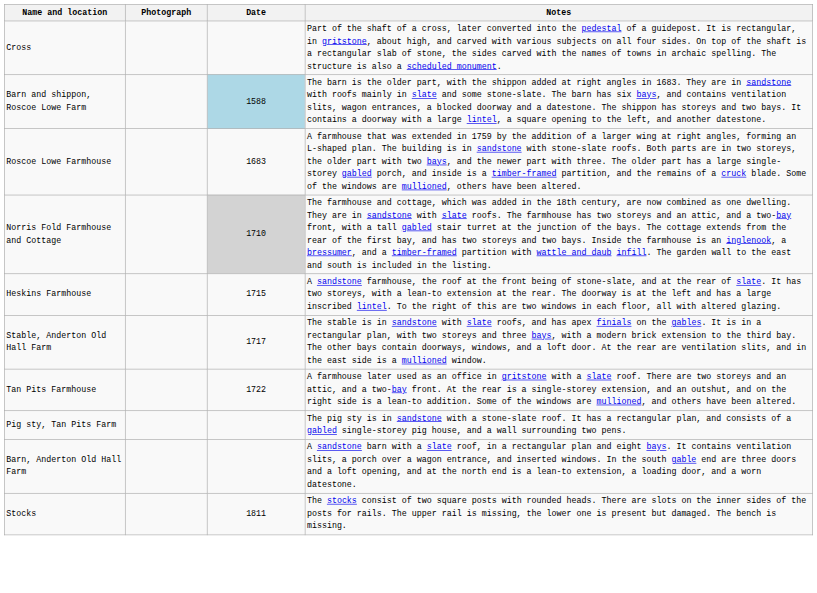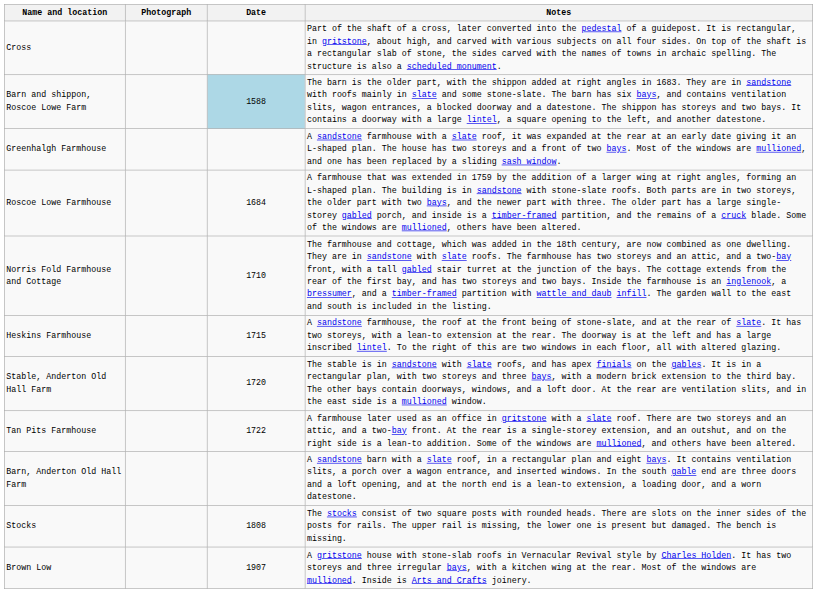+ row: (56, 149)
(256, 162) 1683 -> (256, 203) 1684
(256, 234) lightgrey background -> (256, 276) no background
(256, 342) 1717 -> (256, 383) 1720
- row: (61, 425)
(256, 514) 1811 -> (256, 526) 1808
+ row: (29, 568)
